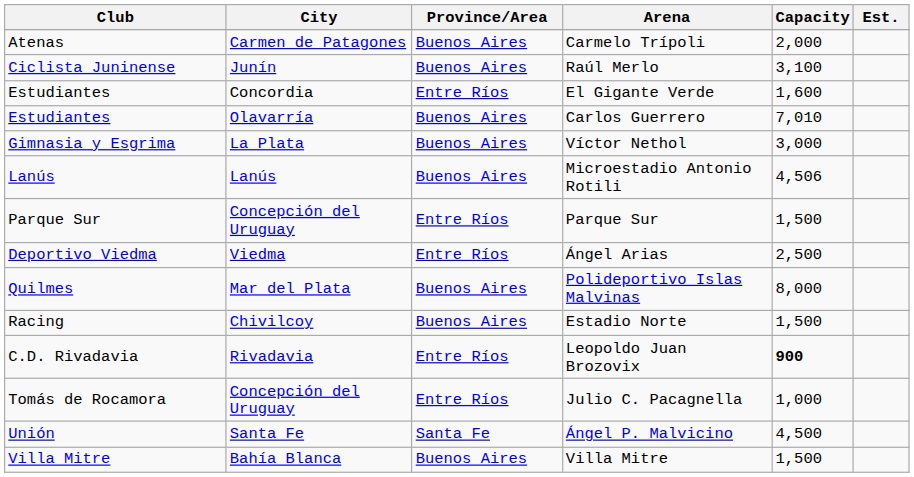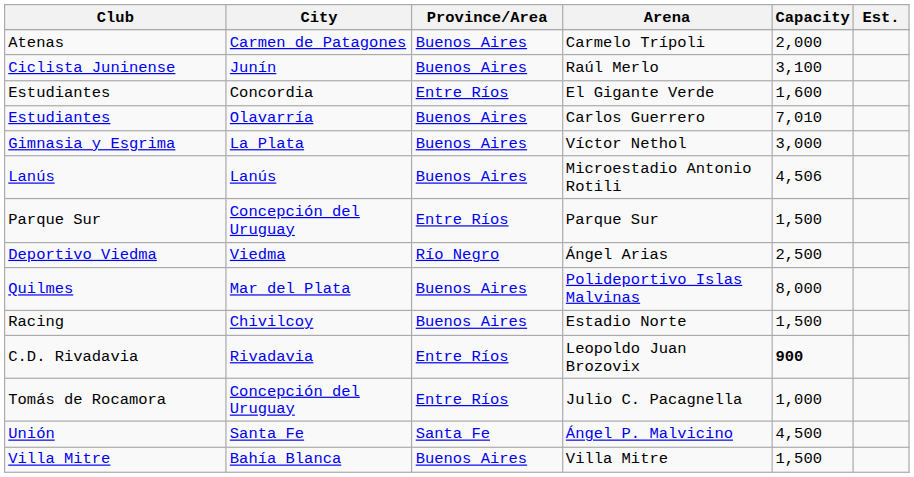(462, 255) Entre Ríos -> (457, 255) Río Negro
